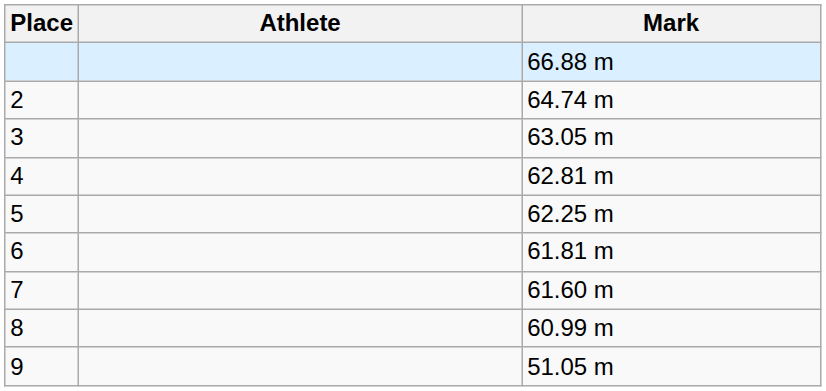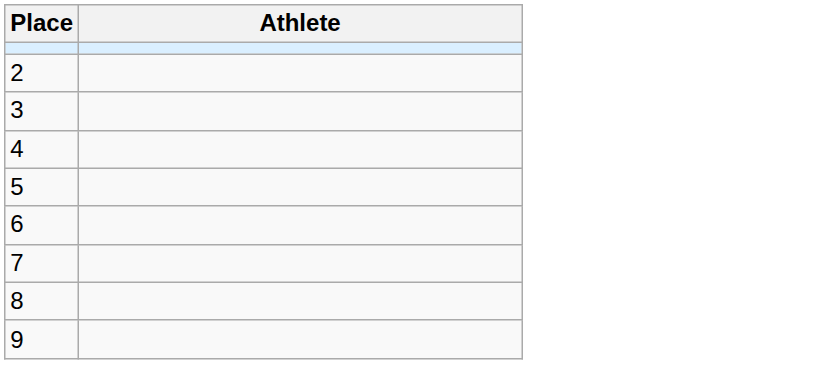- column: (671, 23)
